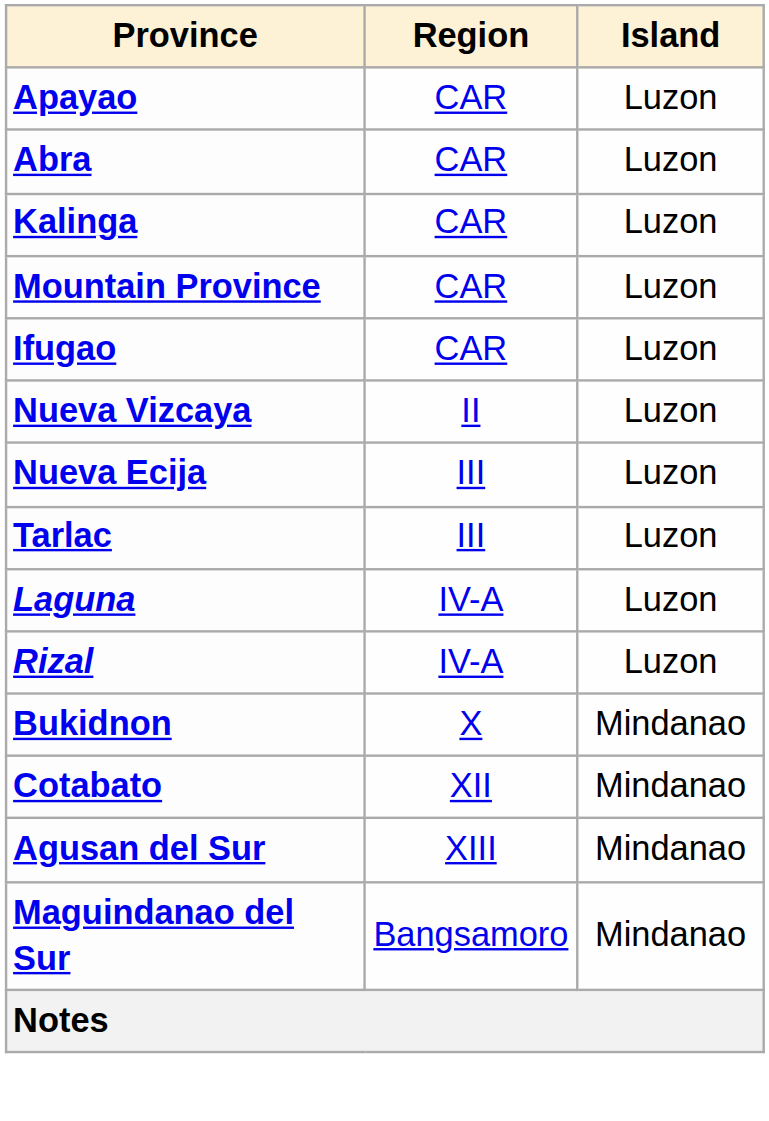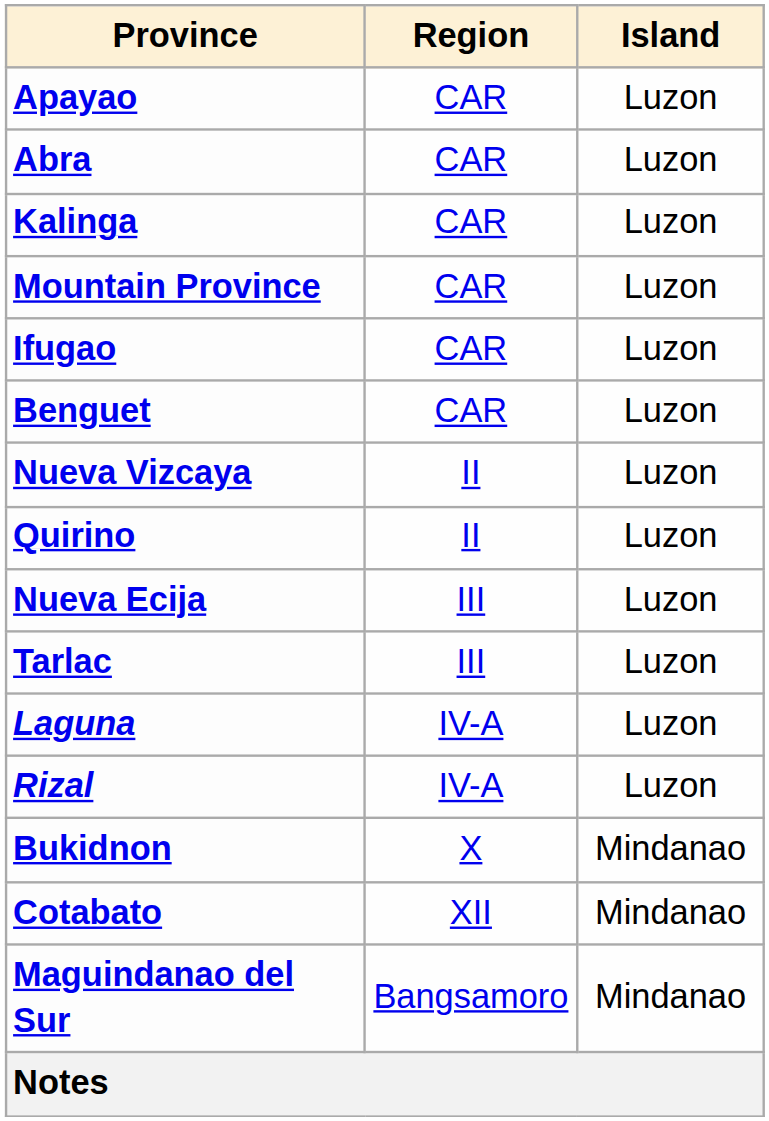+ row: (82, 410)
+ row: (74, 535)
- row: (139, 848)
